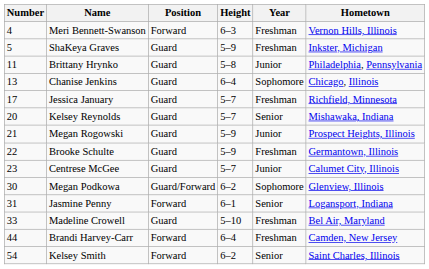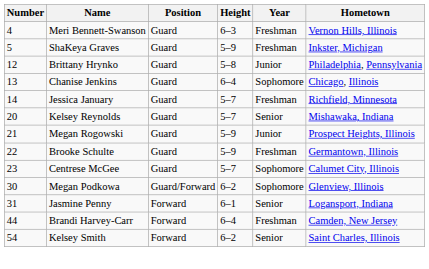(168, 30) Forward -> (164, 30) Guard
(12, 65) 11 -> (12, 65) 12
(12, 99) 17 -> (12, 99) 14
(268, 168) Junior -> (280, 168) Sophomore
- row: (87, 220)
